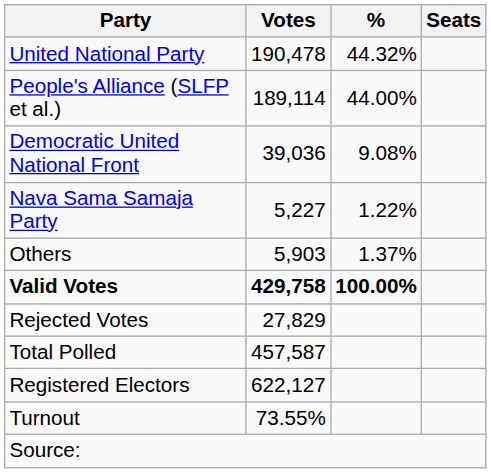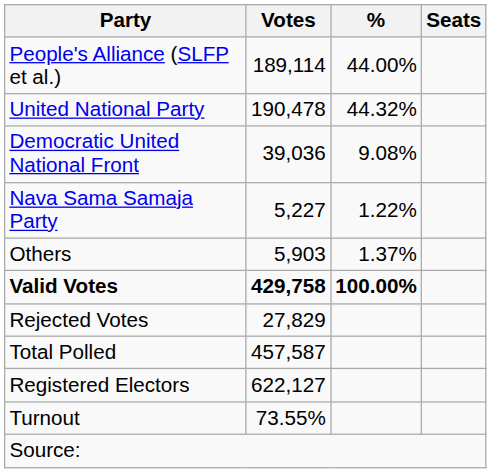rows swapped: (107, 53) <-> (119, 97)
